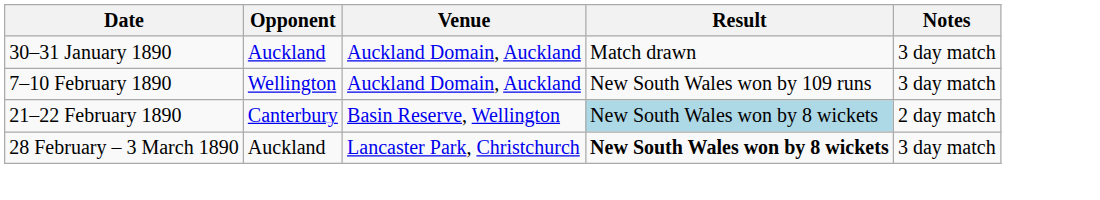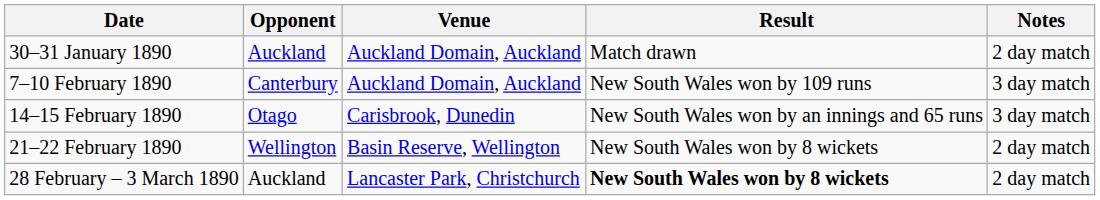(947, 52) 3 day match -> (1041, 52) 2 day match
(292, 83) Wellington -> (293, 83) Canterbury
+ row: (95, 115)
(293, 115) Canterbury -> (292, 147) Wellington
(734, 115) lightblue background -> (734, 147) no background
(947, 147) 3 day match -> (1041, 178) 2 day match
